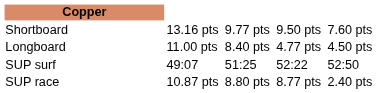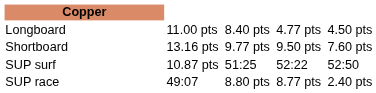rows swapped: (37, 29) <-> (36, 47)
(182, 64) 49:07 -> (193, 64) 10.87 pts
(193, 82) 10.87 pts -> (182, 82) 49:07
